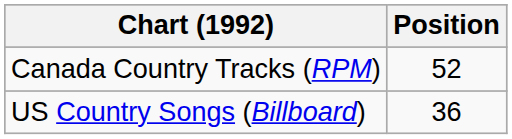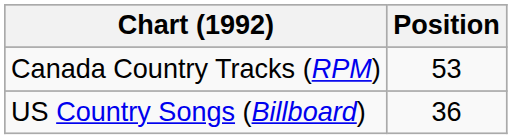(447, 68) 52 -> (447, 68) 53
